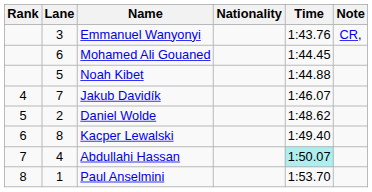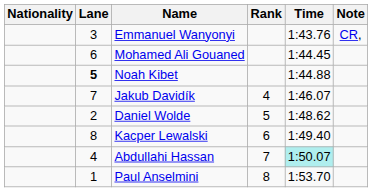columns swapped: (23, 14) <-> (249, 14)
(59, 75) normal -> (94, 75) bold
